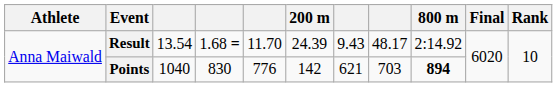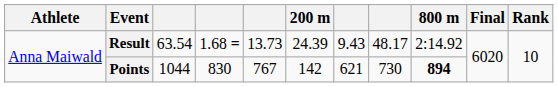(174, 43) 13.54 -> (174, 43) 63.54
(265, 43) 11.70 -> (265, 43) 13.73
(174, 69) 1040 -> (174, 69) 1044
(265, 69) 776 -> (265, 69) 767
(390, 69) 703 -> (390, 69) 730
